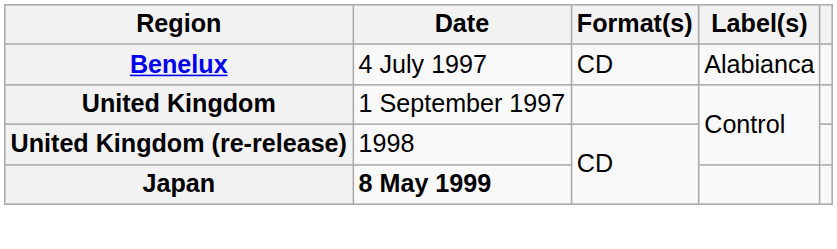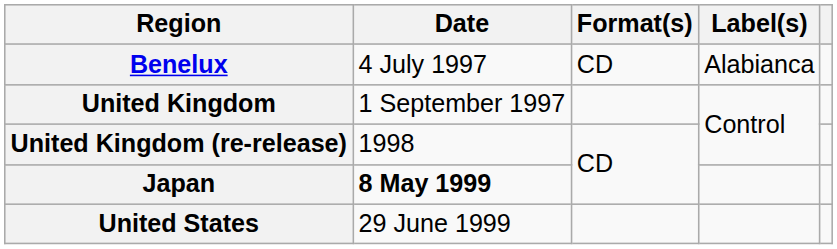+ row: (179, 223)
